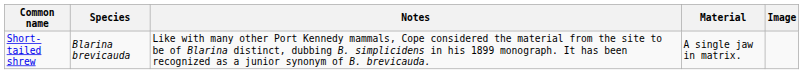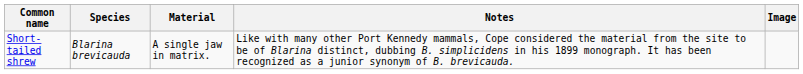columns swapped: (723, 18) <-> (416, 18)
